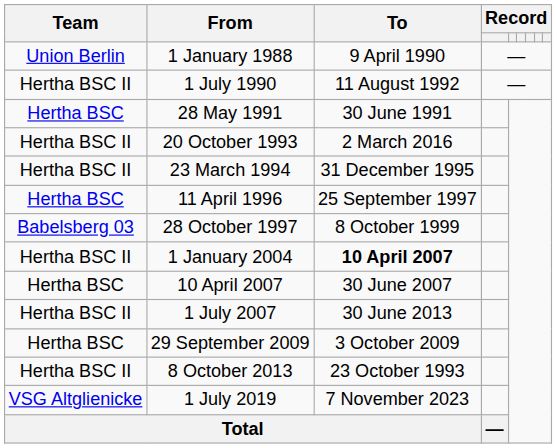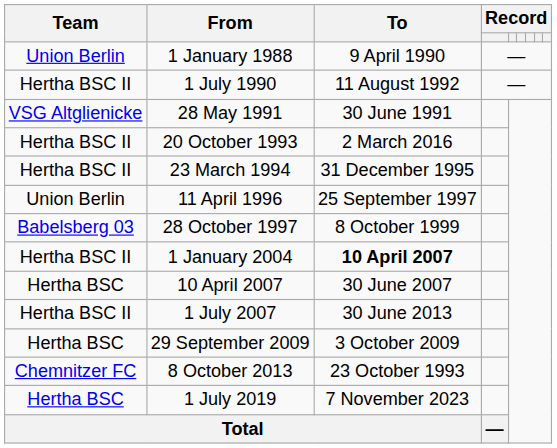(76, 113) Hertha BSC -> (76, 113) VSG Altglienicke
(76, 199) Hertha BSC -> (76, 199) Union Berlin
(76, 371) Hertha BSC II -> (76, 371) Chemnitzer FC
(76, 399) VSG Altglienicke -> (76, 399) Hertha BSC
